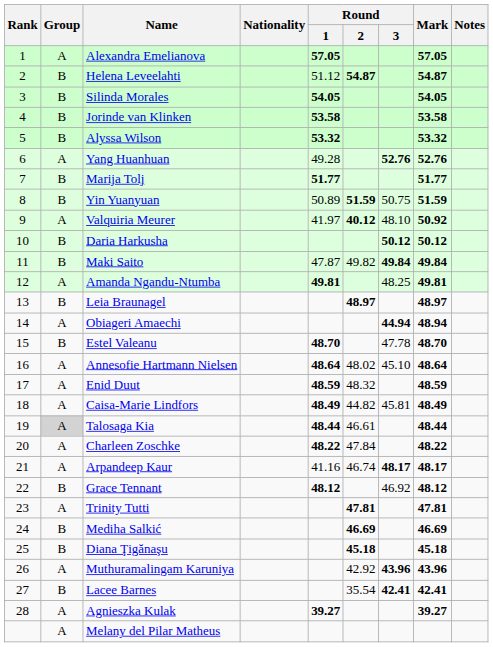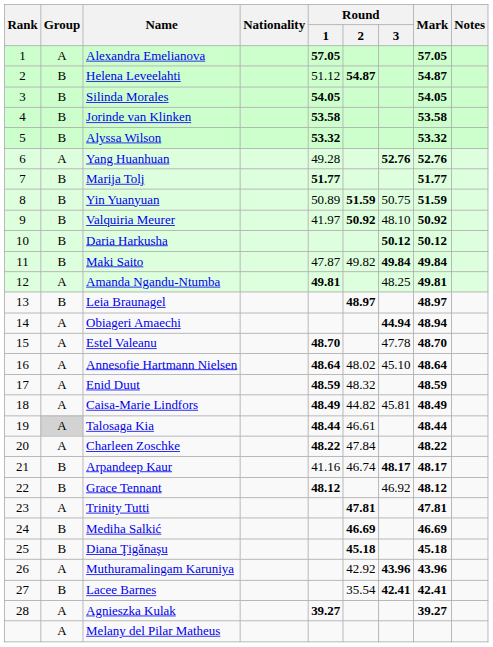(62, 220) A -> (62, 220) B
(361, 220) 40.12 -> (361, 220) 50.92
(62, 343) B -> (62, 343) A
(62, 466) A -> (62, 466) B
